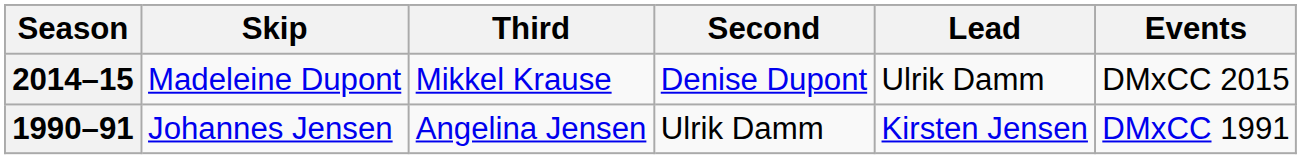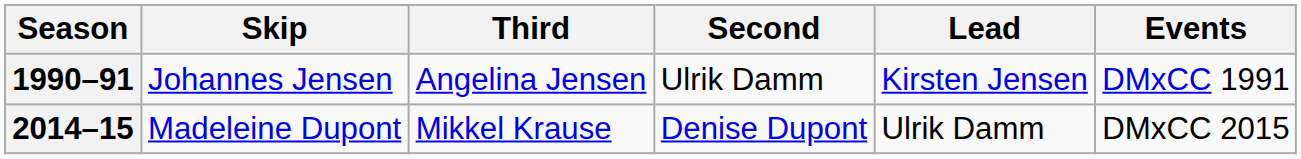rows swapped: (73, 128) <-> (73, 78)
